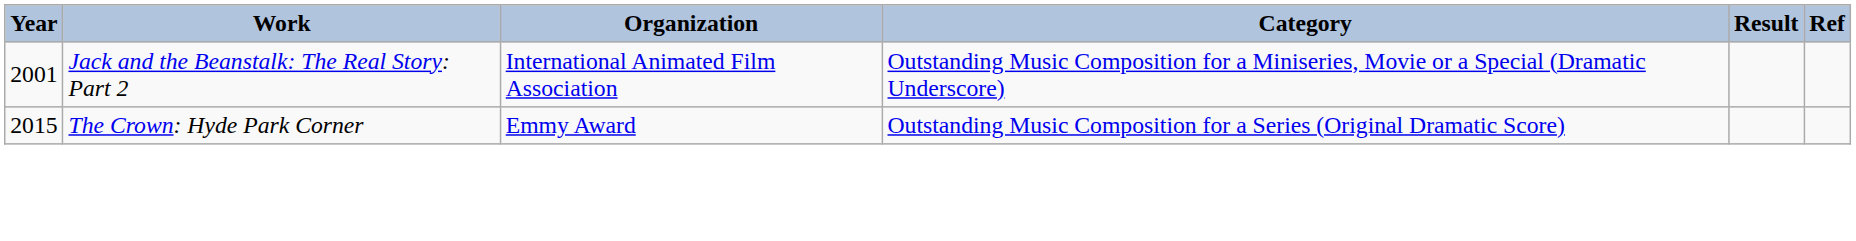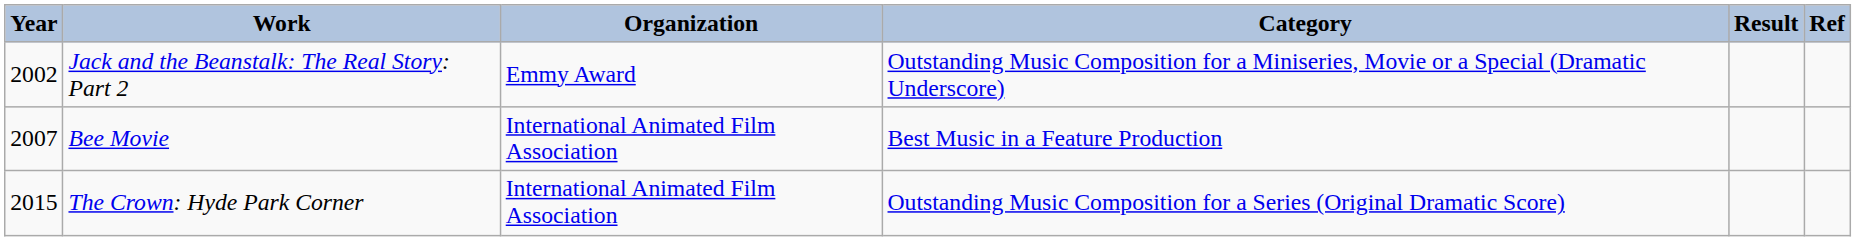(34, 74) 2001 -> (34, 74) 2002
(641, 74) International Animated Film Association -> (571, 74) Emmy Award
+ row: (119, 138)
(571, 125) Emmy Award -> (641, 202) International Animated Film Association
